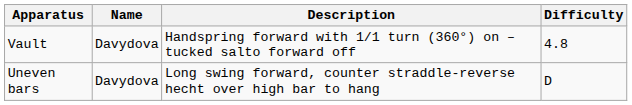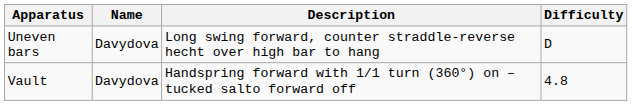rows swapped: (28, 45) <-> (32, 81)
